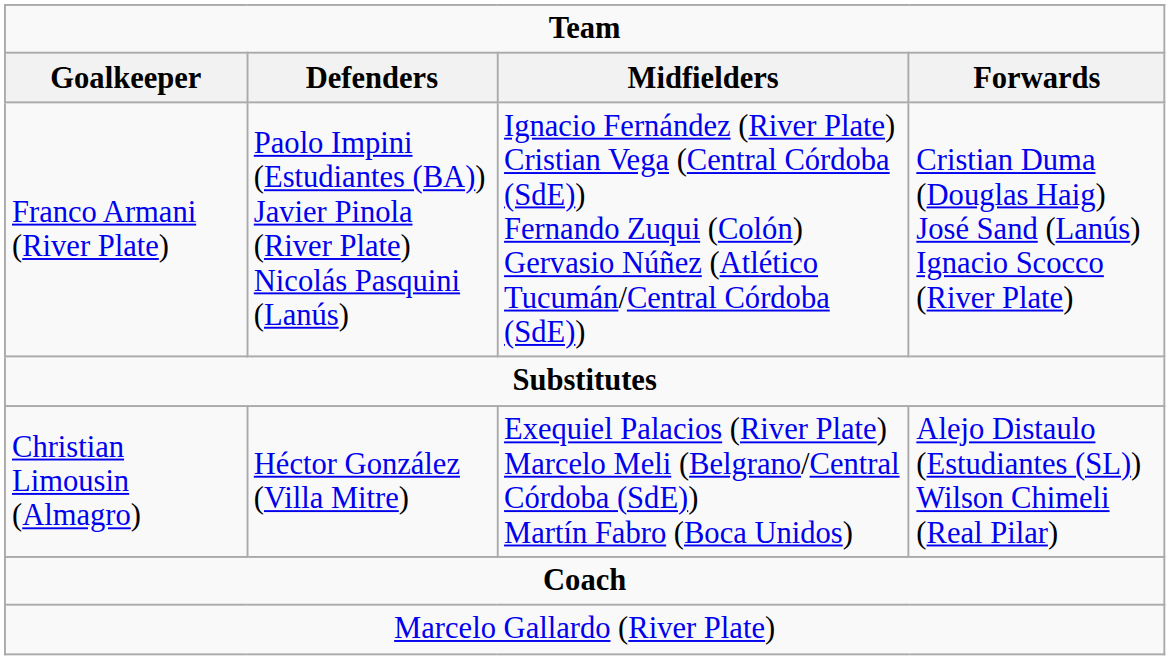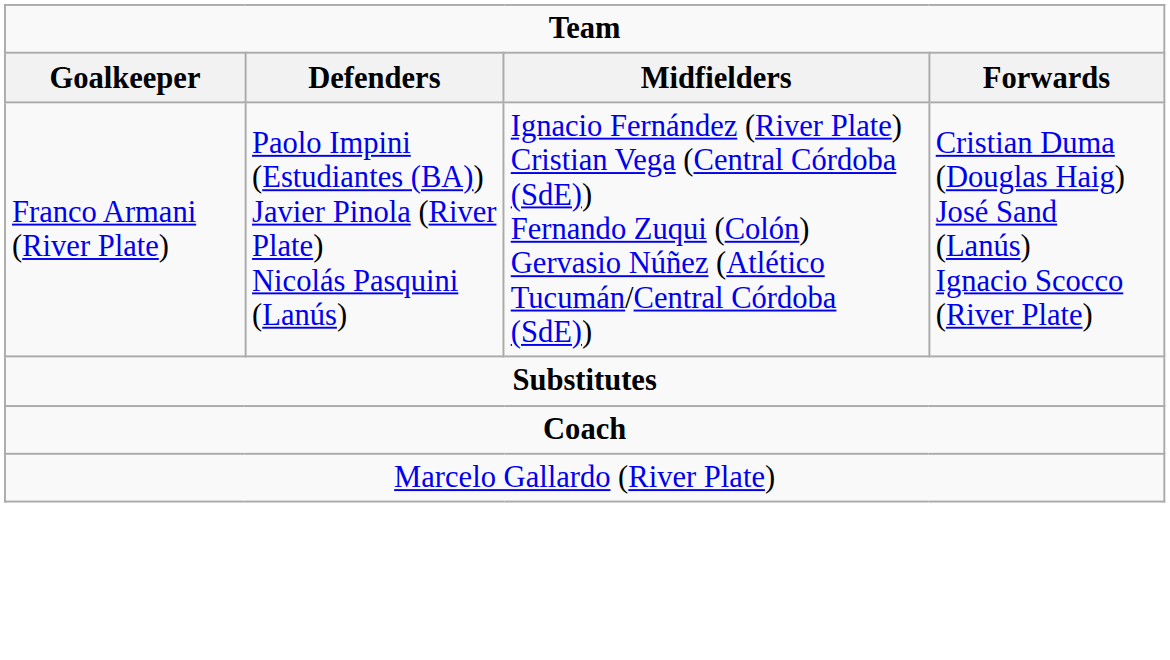- row: (76, 480)
